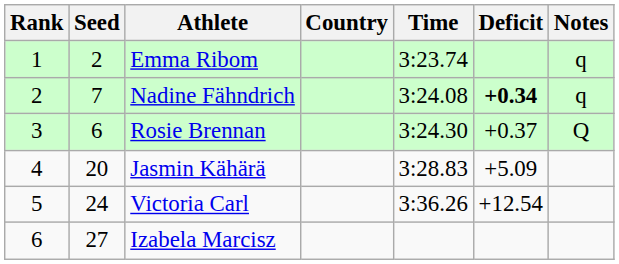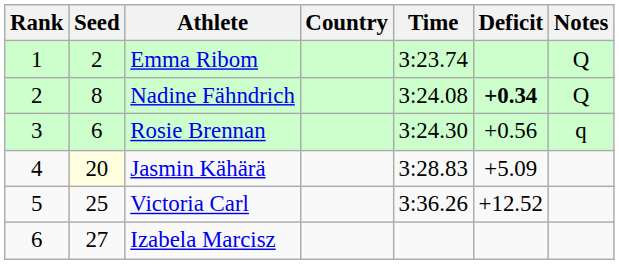(581, 58) q -> (581, 58) Q
(97, 95) 7 -> (97, 95) 8
(581, 95) q -> (581, 95) Q
(511, 131) +0.37 -> (511, 131) +0.56
(581, 131) Q -> (581, 131) q
(97, 167) no background -> (97, 167) lightyellow background
(97, 204) 24 -> (97, 204) 25
(511, 204) +12.54 -> (511, 204) +12.52
